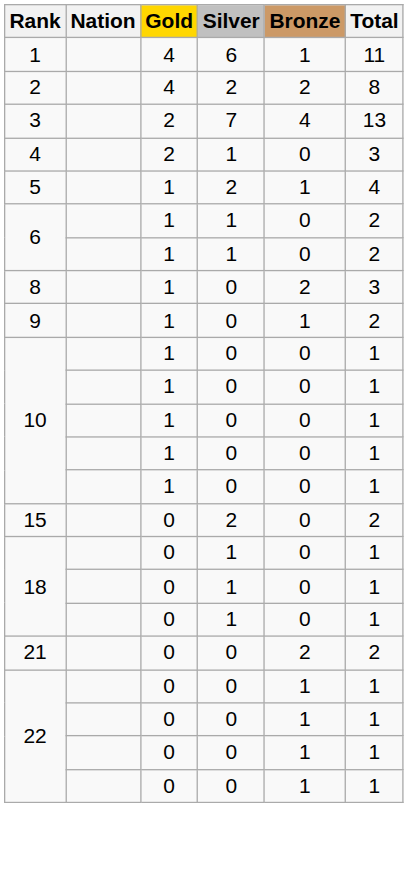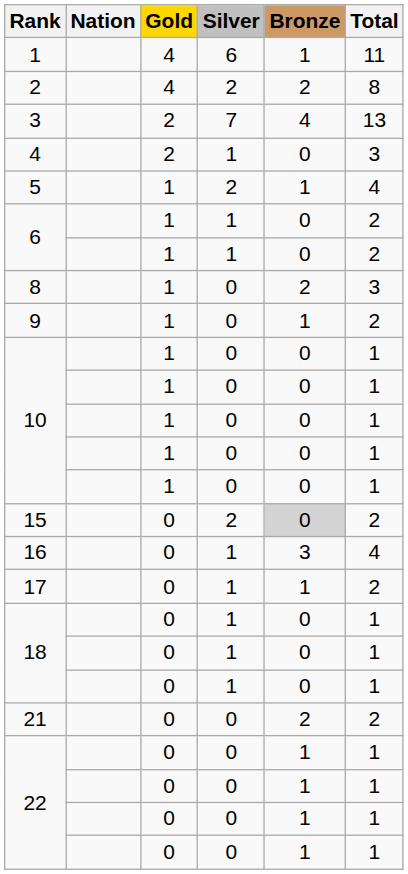(305, 519) no background -> (305, 519) lightgrey background
+ row: (35, 552)
+ row: (35, 586)
